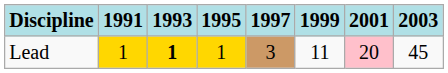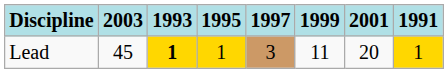columns swapped: (123, 20) <-> (418, 20)
(369, 52) pink background -> (369, 52) no background
